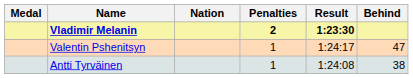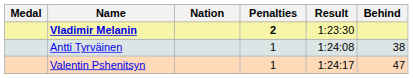(335, 31) bold -> (336, 31) normal
rows swapped: (86, 65) <-> (98, 48)
